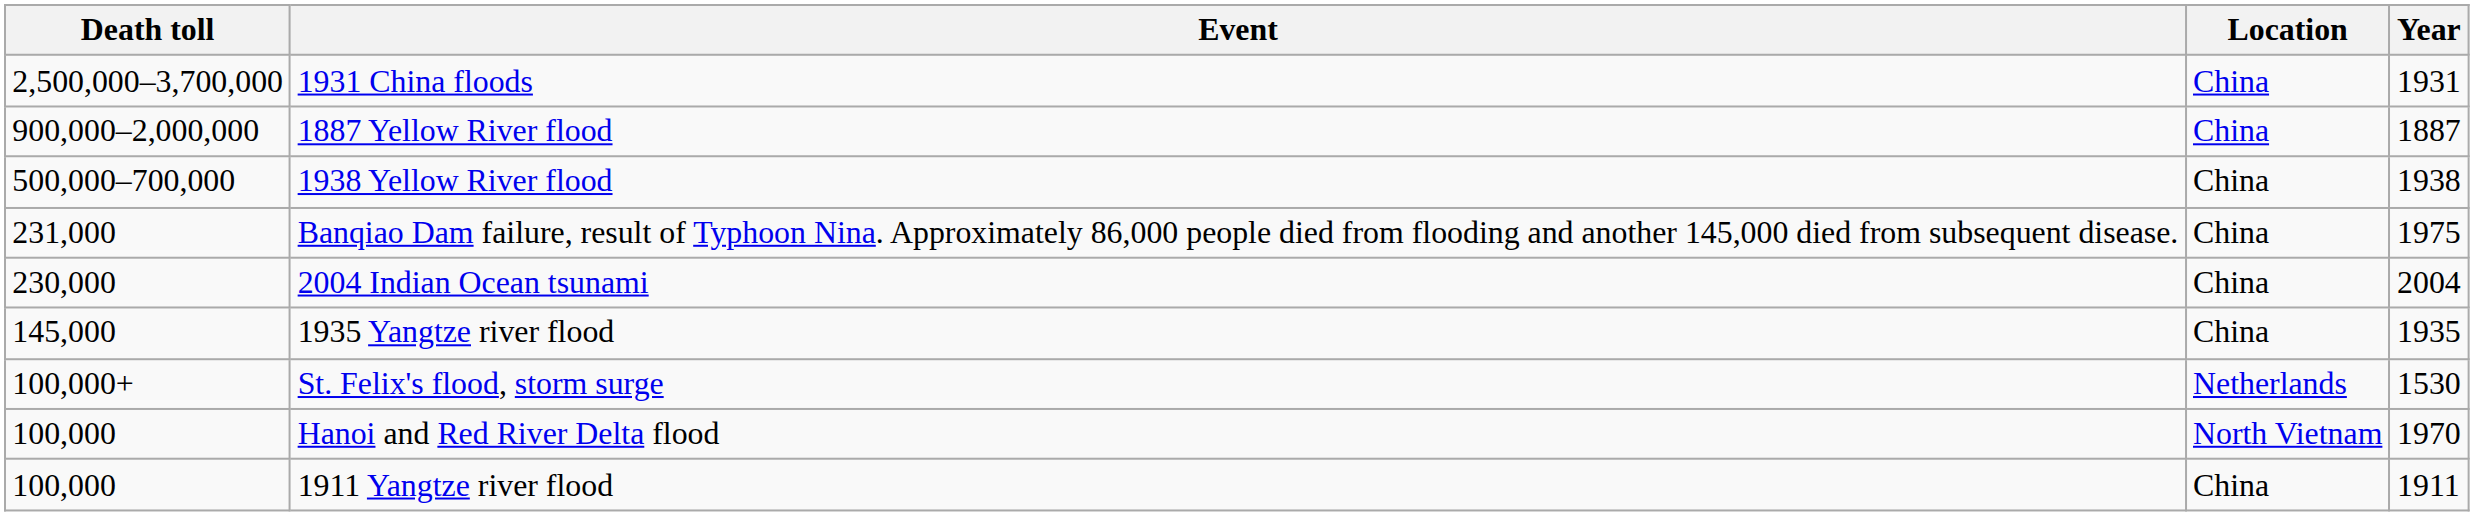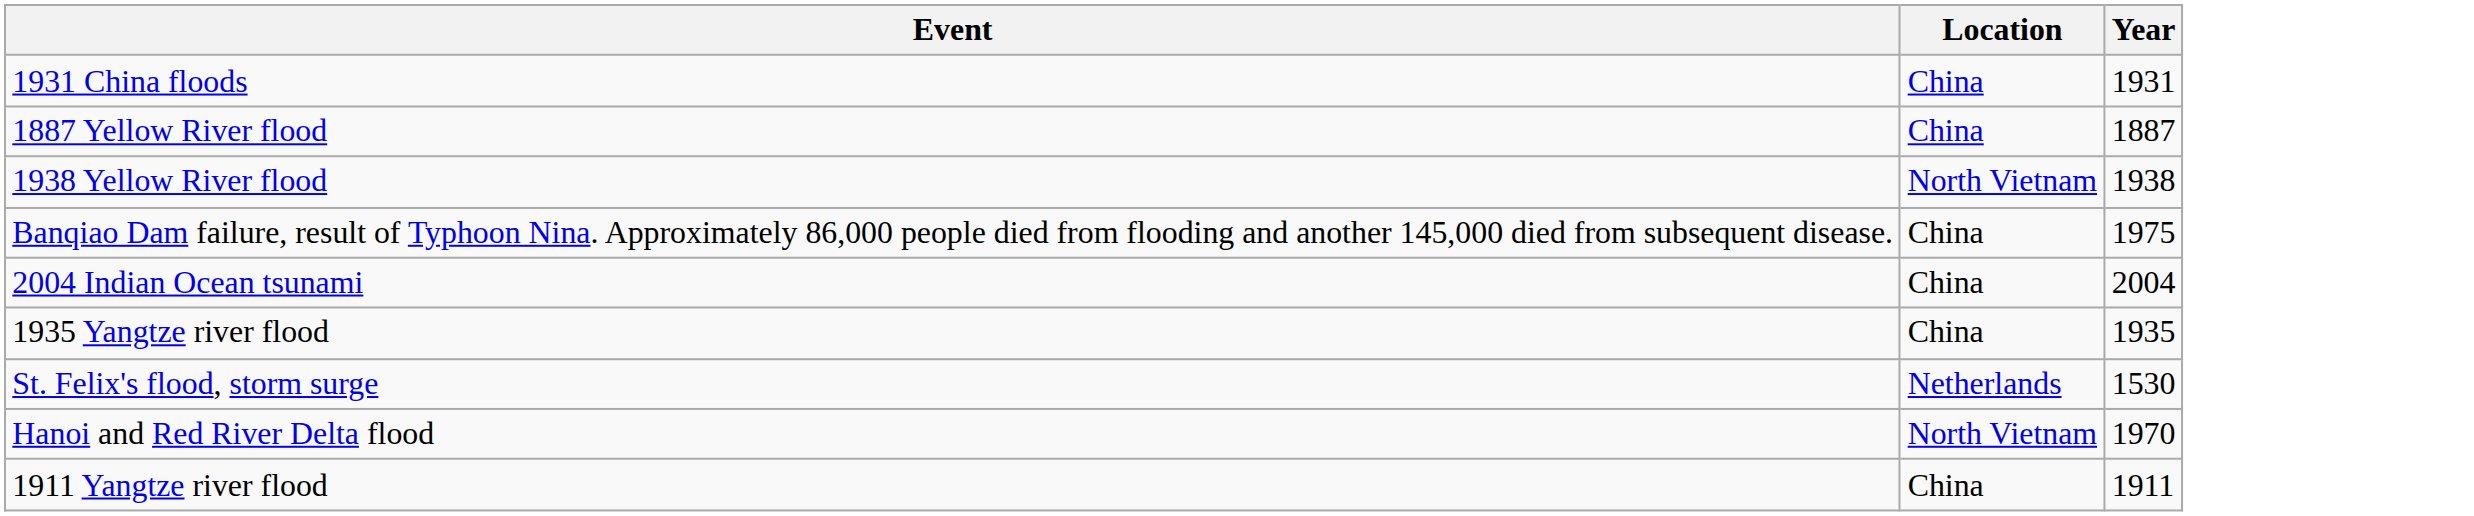- column: (148, 29)
(2231, 181) China -> (2002, 181) North Vietnam
